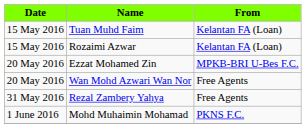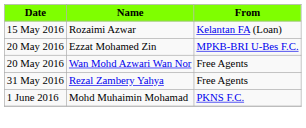- row: (106, 30)
